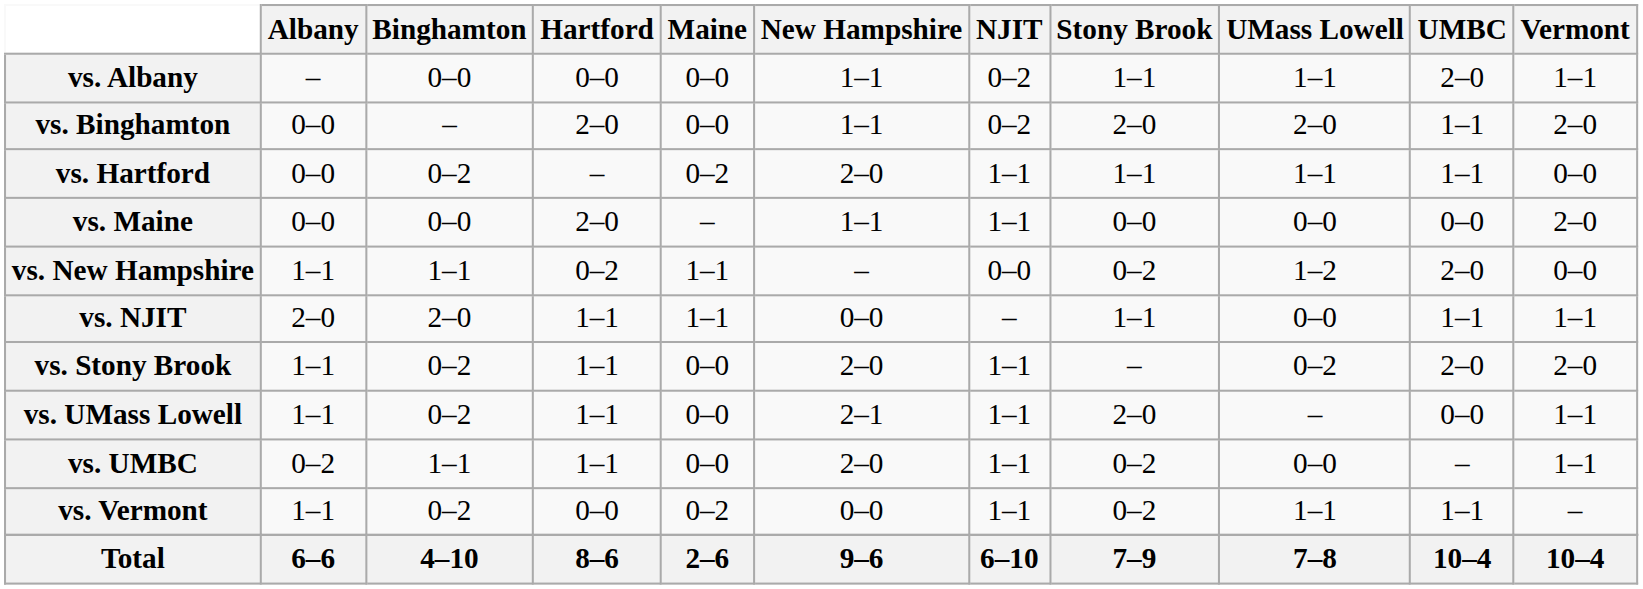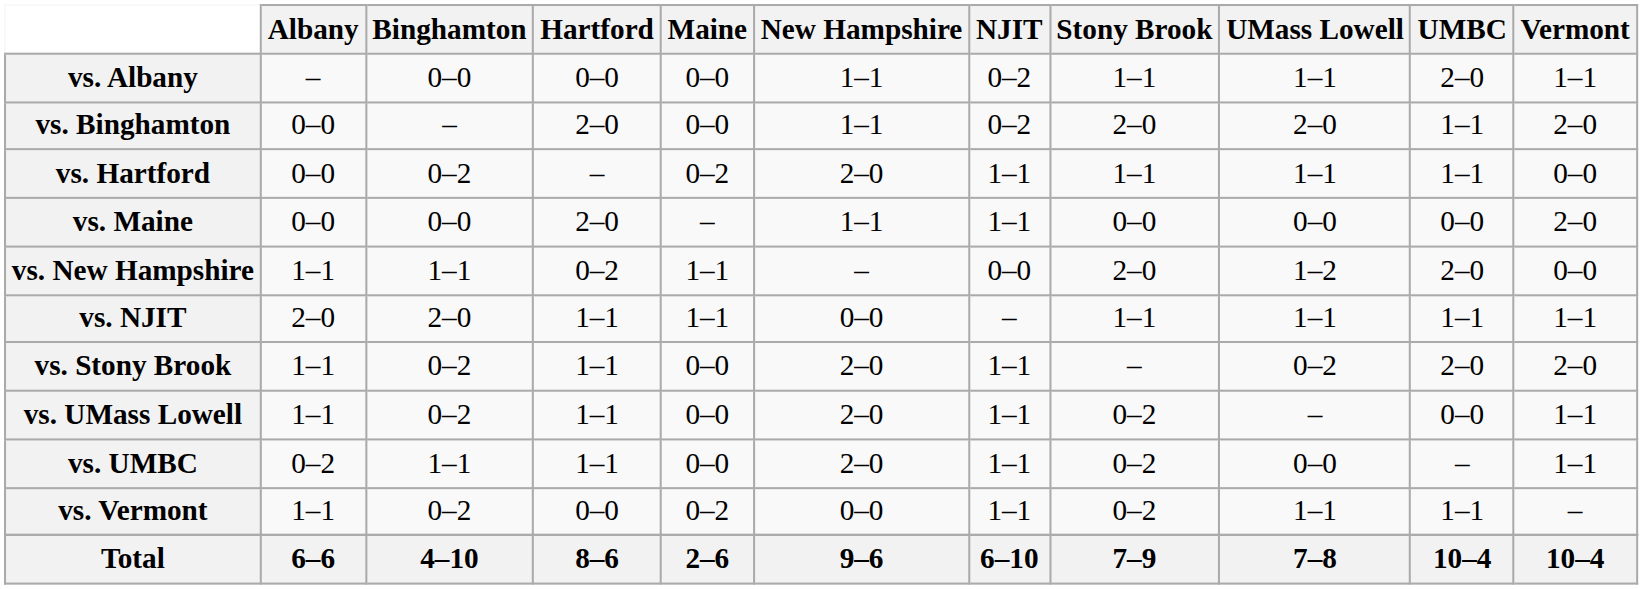(1134, 270) 0–2 -> (1134, 270) 2–0
(1315, 318) 0–0 -> (1315, 318) 1–1
(862, 414) 2–1 -> (862, 414) 2–0
(1134, 414) 2–0 -> (1134, 414) 0–2
